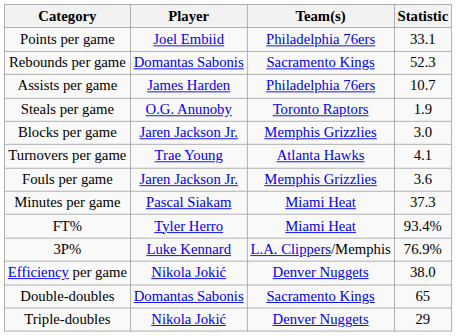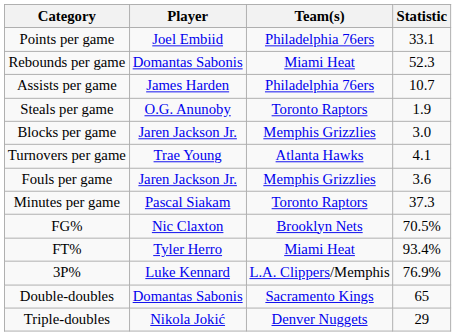(321, 62) Sacramento Kings -> (320, 62) Miami Heat
(321, 202) Miami Heat -> (320, 202) Toronto Raptors
+ row: (67, 226)
- row: (67, 272)
